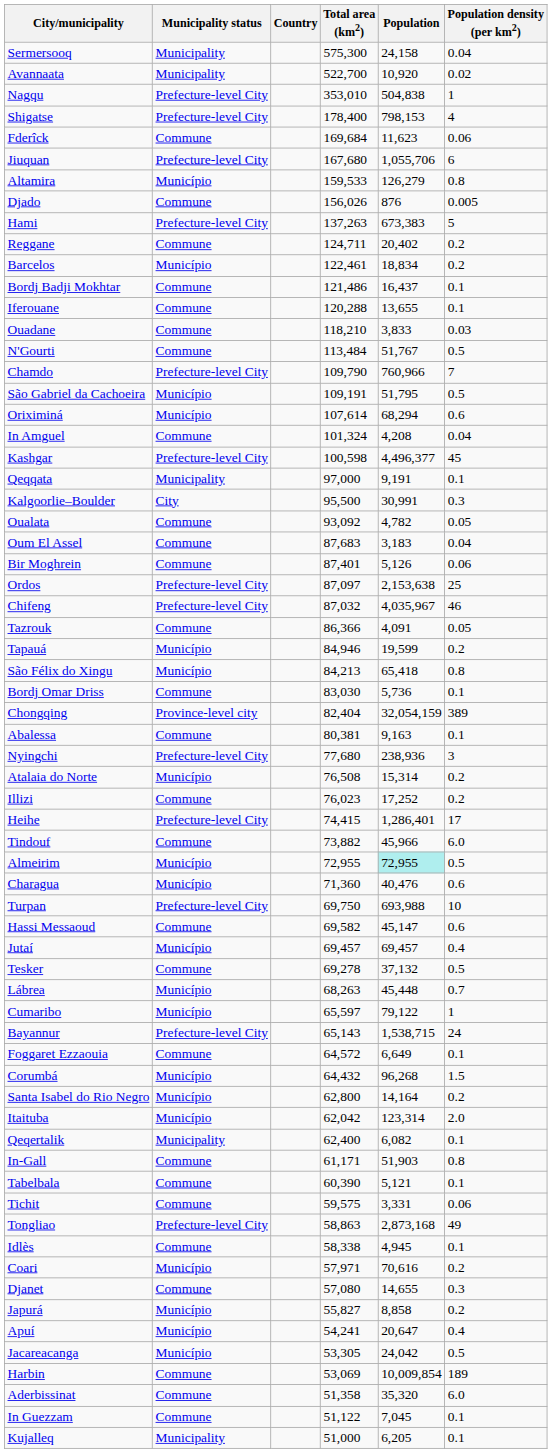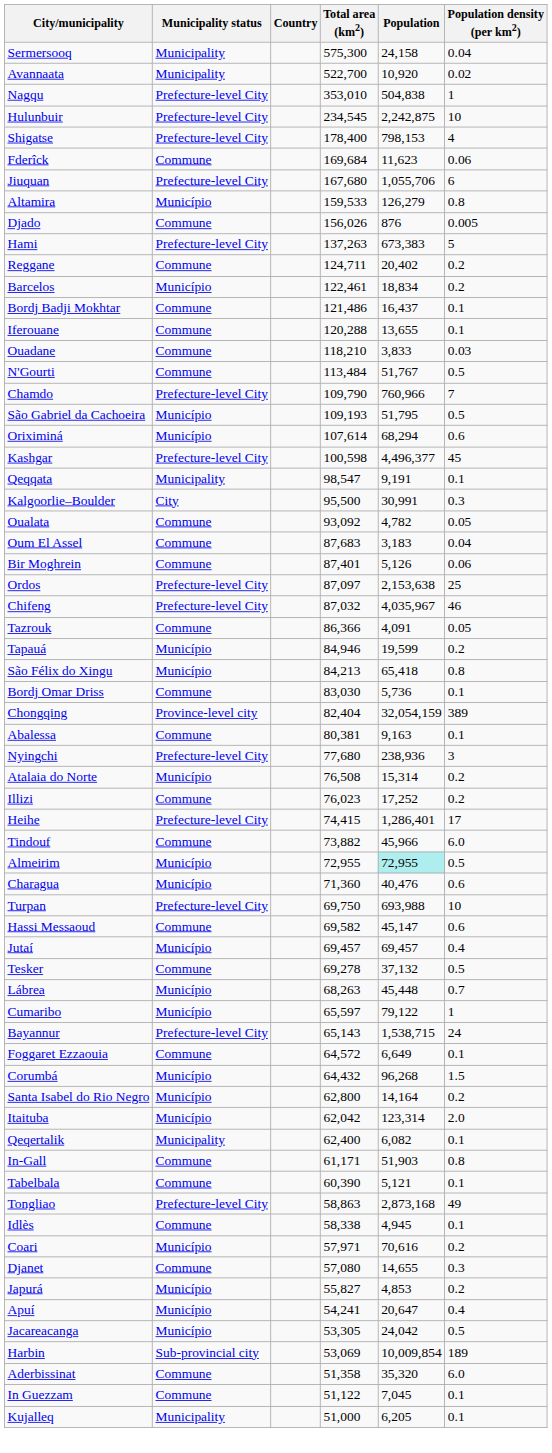+ row: (35, 116)
(345, 393) 109,191 -> (345, 414) 109,193
- row: (36, 436)
(342, 478) 97,000 -> (342, 478) 98,547
- row: (23, 1203)
(396, 1310) 8,858 -> (396, 1288) 4,853
(184, 1374) Commune -> (207, 1352) Sub-provincial city
